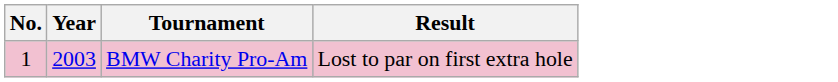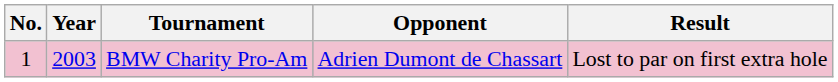+ column: (440, 22)
